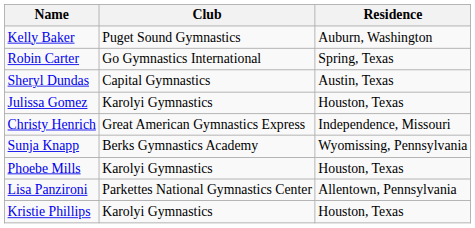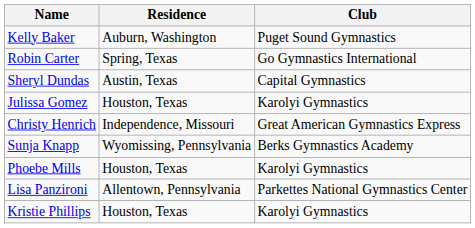columns swapped: (207, 15) <-> (393, 15)
